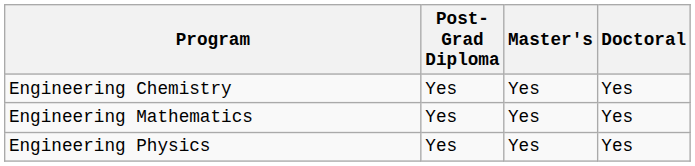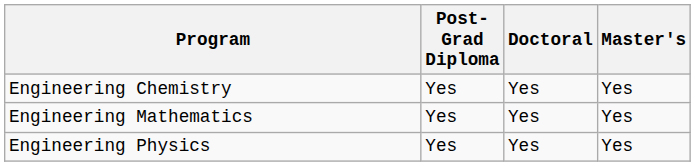columns swapped: (550, 39) <-> (644, 39)
